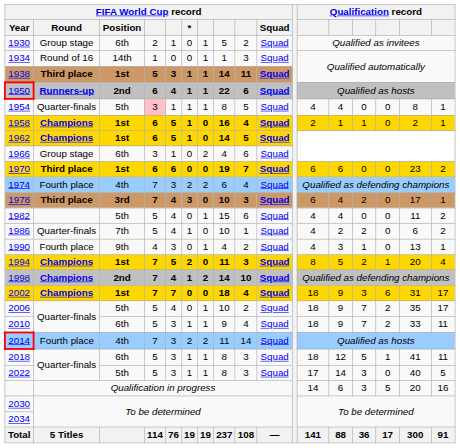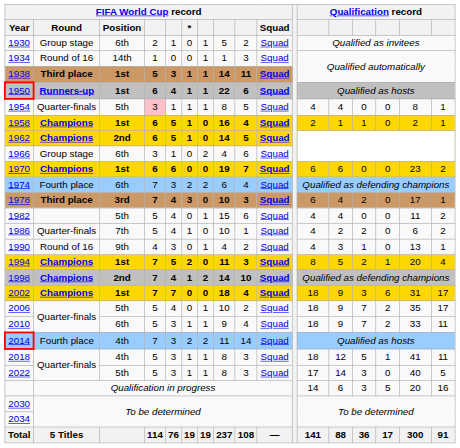(122, 90) 2nd -> (122, 90) 1st
(122, 138) 1st -> (122, 138) 2nd
(67, 169) Third place -> (67, 169) Champions
(122, 184) 4th -> (122, 184) 6th
(67, 246) Fourth place -> (67, 246) Round of 16
(122, 357) 6th -> (122, 357) 4th
